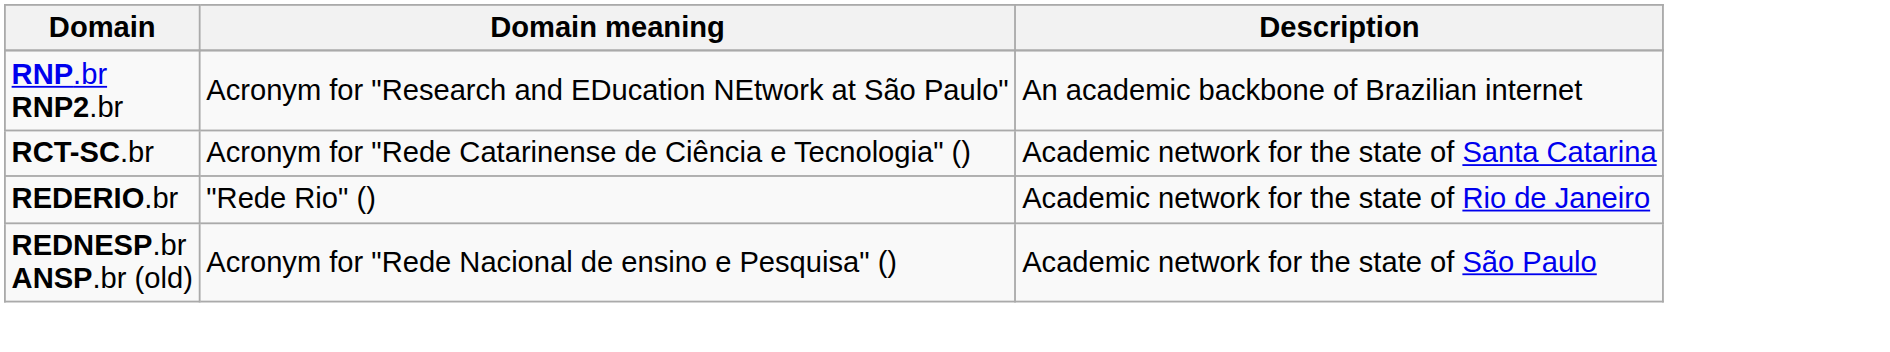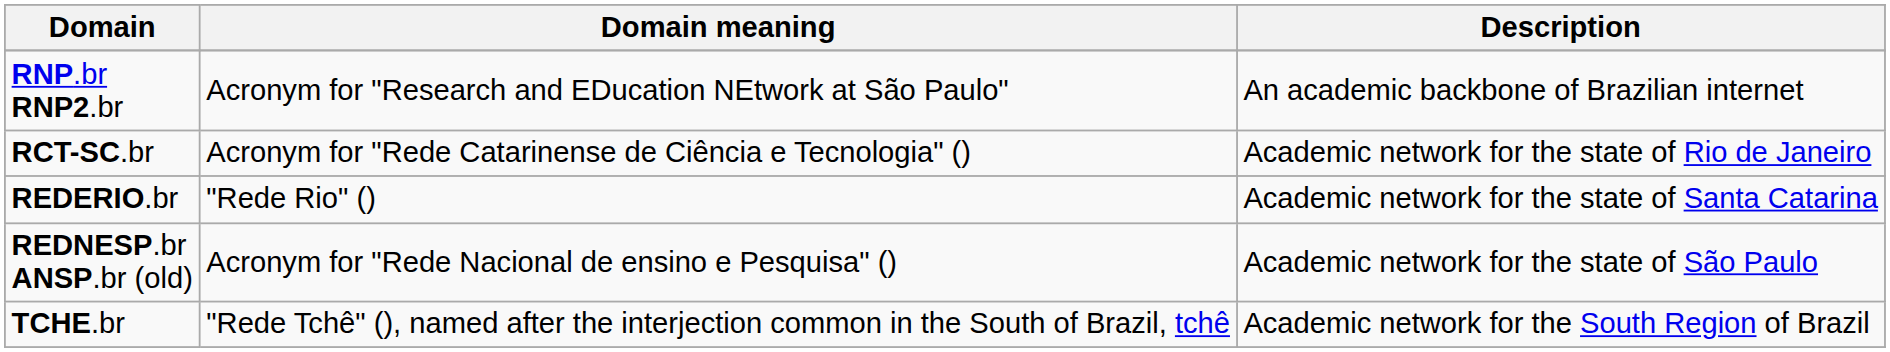(1339, 152) Academic network for the state of Santa Catarina -> (1557, 152) Academic network for the state of Rio de Janeiro
(1336, 198) Academic network for the state of Rio de Janeiro -> (1561, 198) Academic network for the state of Santa Catarina
+ row: (68, 324)
